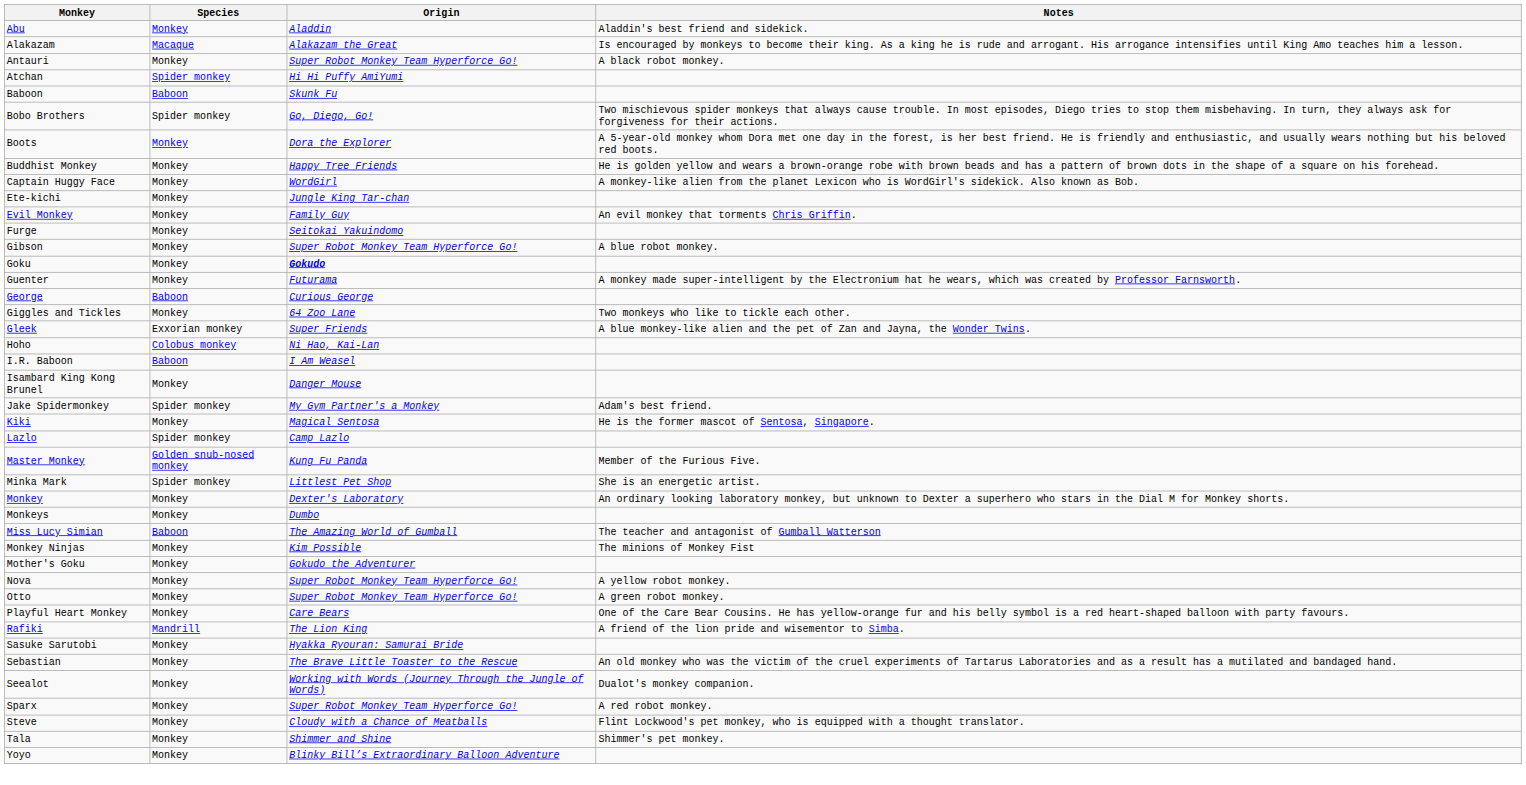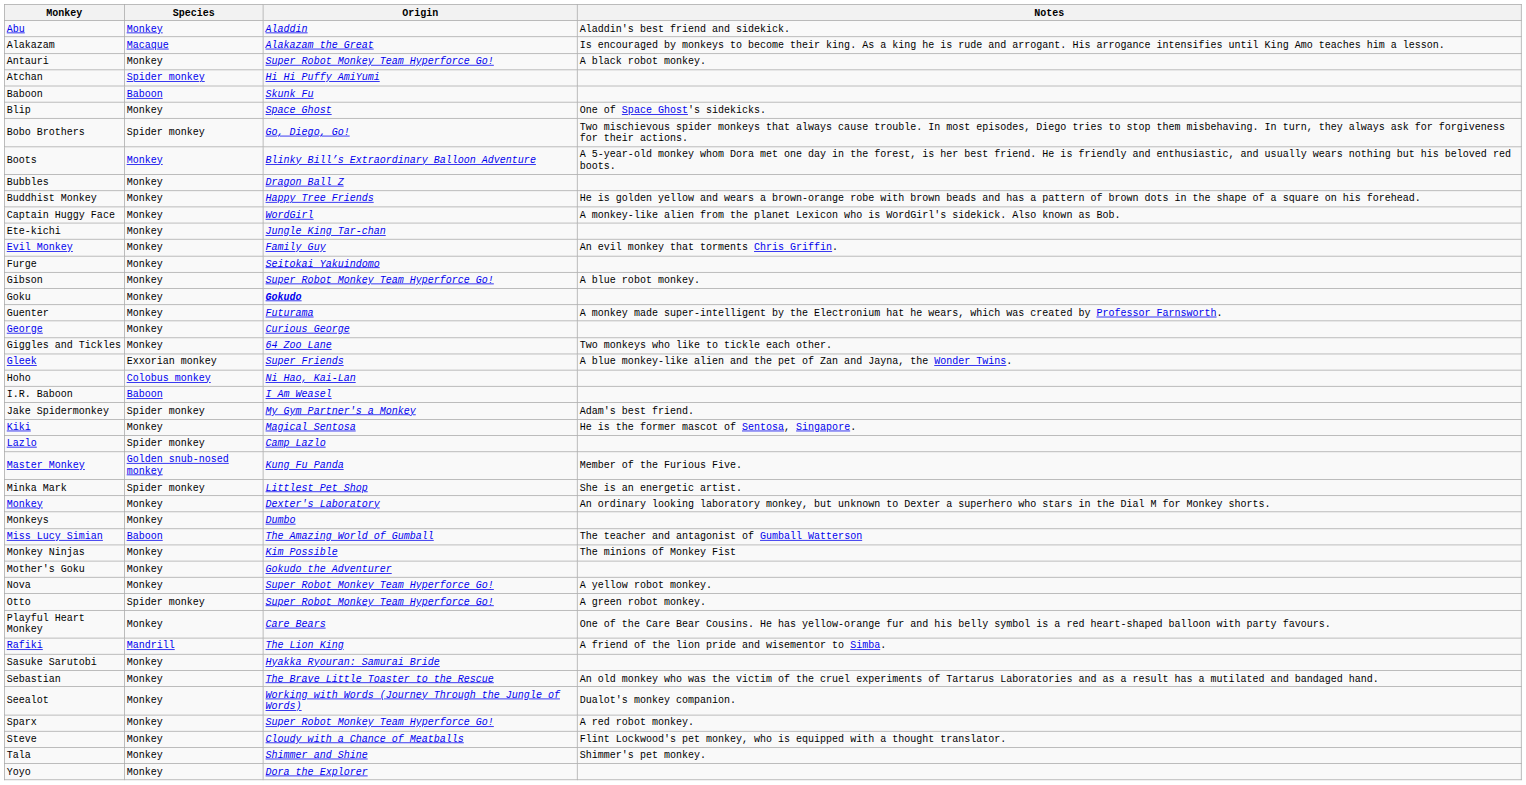+ row: (19, 110)
(340, 144) Dora the Explorer -> (401, 160) Blinky Bill’s Extraordinary Balloon Adventure
+ row: (28, 182)
(170, 297) Baboon -> (145, 329) Monkey
- row: (61, 384)
(170, 597) Monkey -> (166, 602) Spider monkey
(424, 755) Blinky Bill’s Extraordinary Balloon Adventure -> (317, 772) Dora the Explorer
